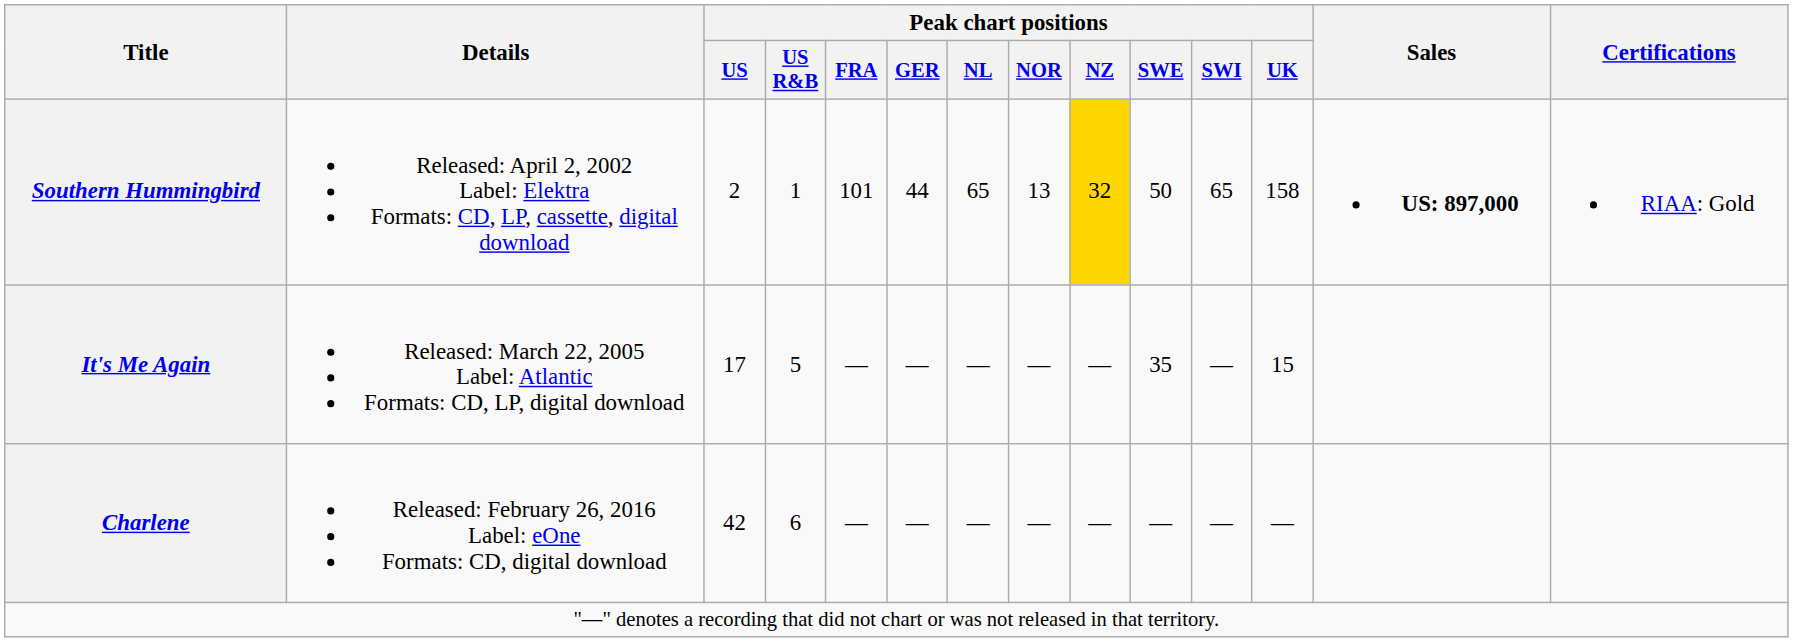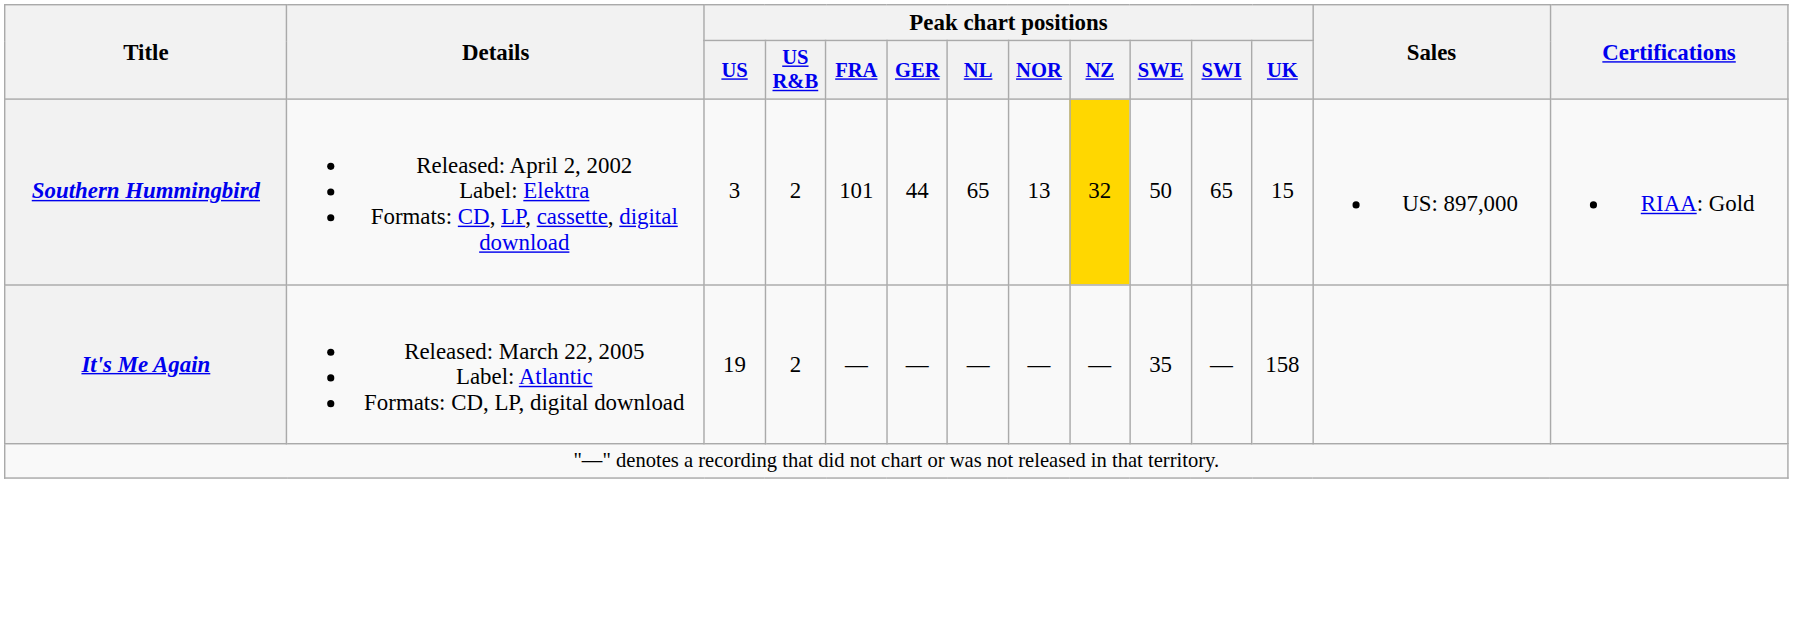(735, 191) 2 -> (735, 191) 3
(795, 191) 1 -> (795, 191) 2
(1282, 191) 158 -> (1282, 191) 15
(1431, 205) bold -> (1431, 205) normal
(735, 363) 17 -> (735, 363) 19
(795, 363) 5 -> (795, 363) 2
(1282, 363) 15 -> (1282, 363) 158
- row: (146, 522)
